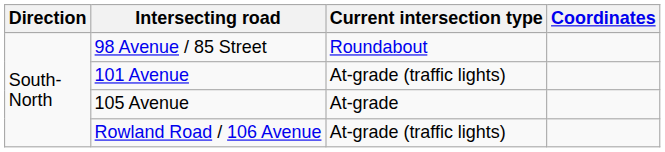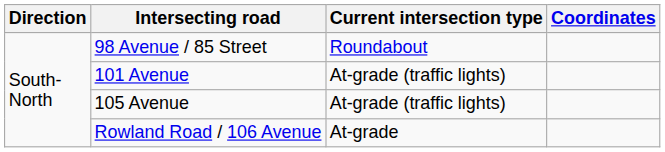(364, 103) At-grade -> (418, 103) At-grade (traffic lights)
(418, 132) At-grade (traffic lights) -> (364, 132) At-grade
